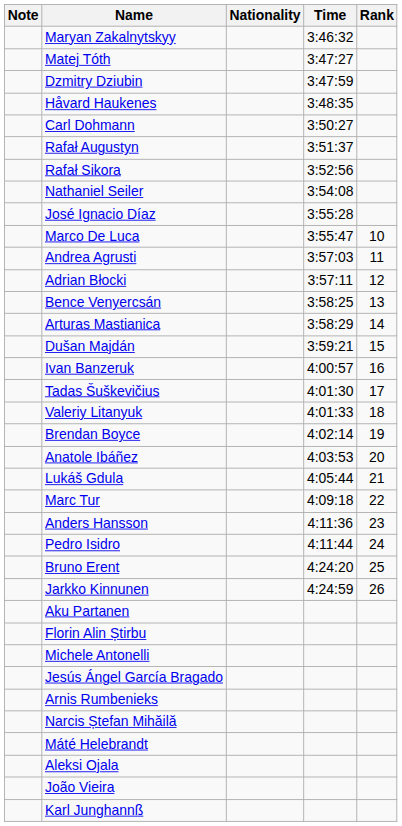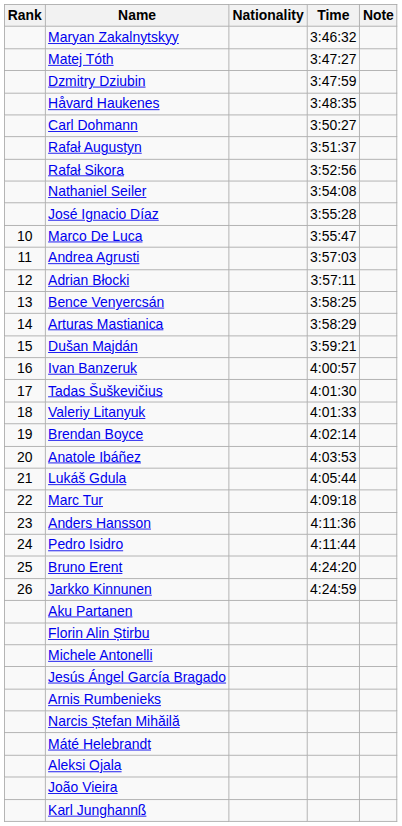columns swapped: (377, 15) <-> (23, 15)
